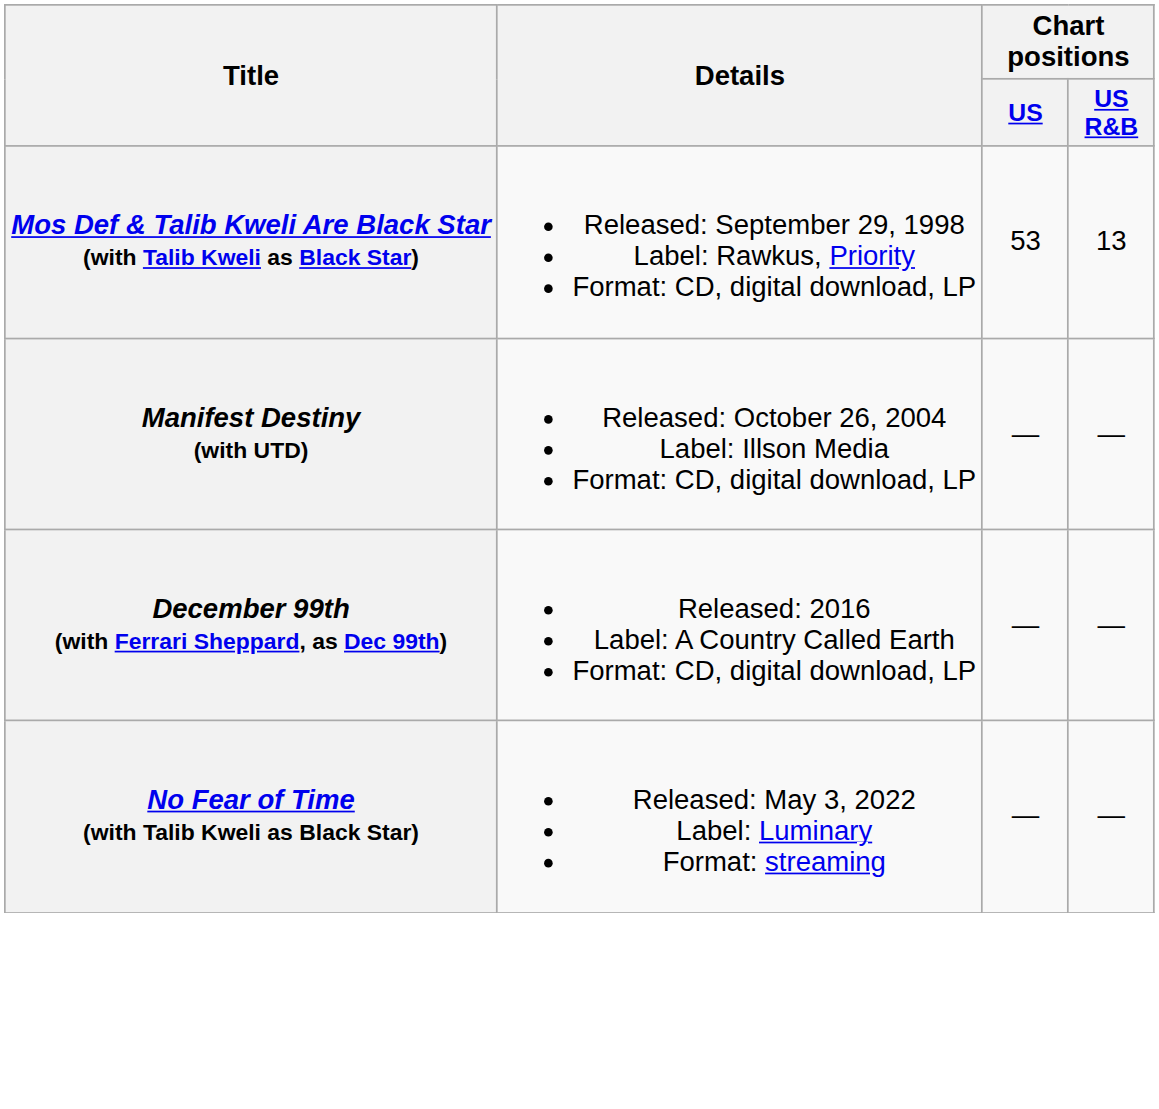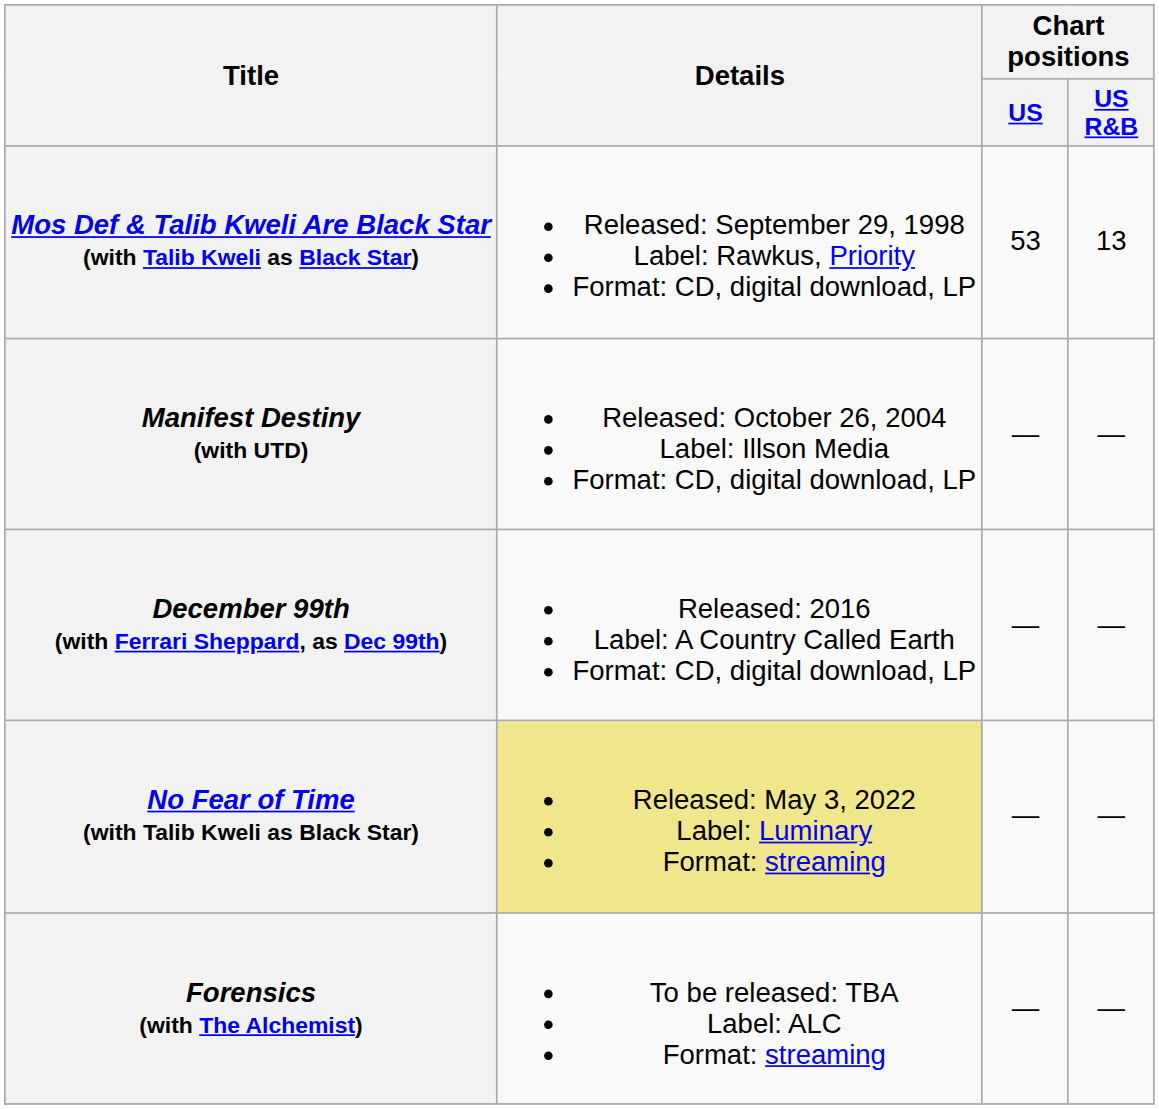(740, 832) no background -> (740, 832) khaki background
+ row: (251, 1007)
